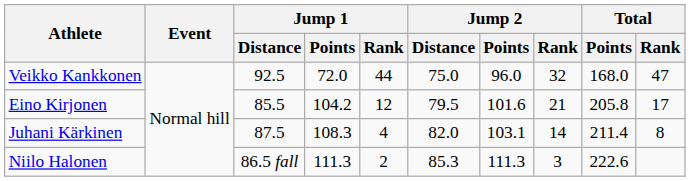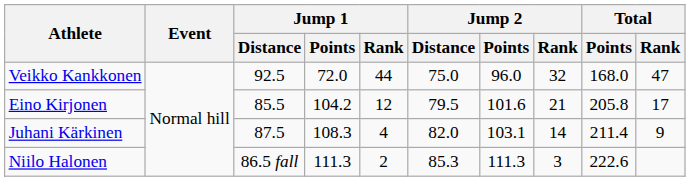(660, 133) 8 -> (660, 133) 9
